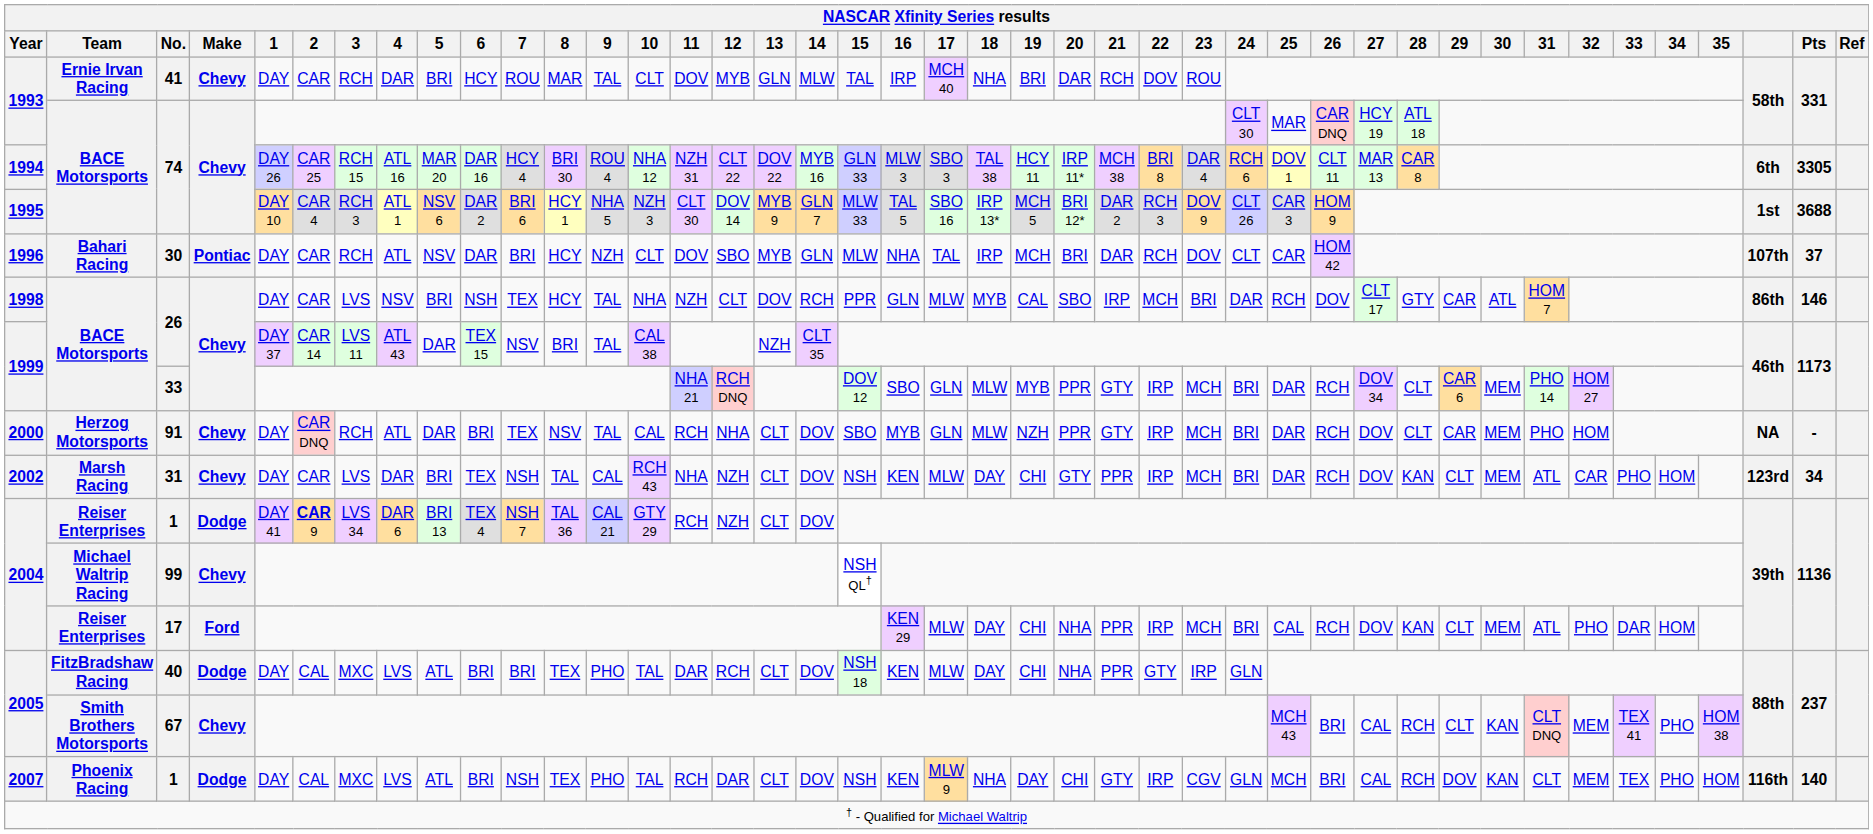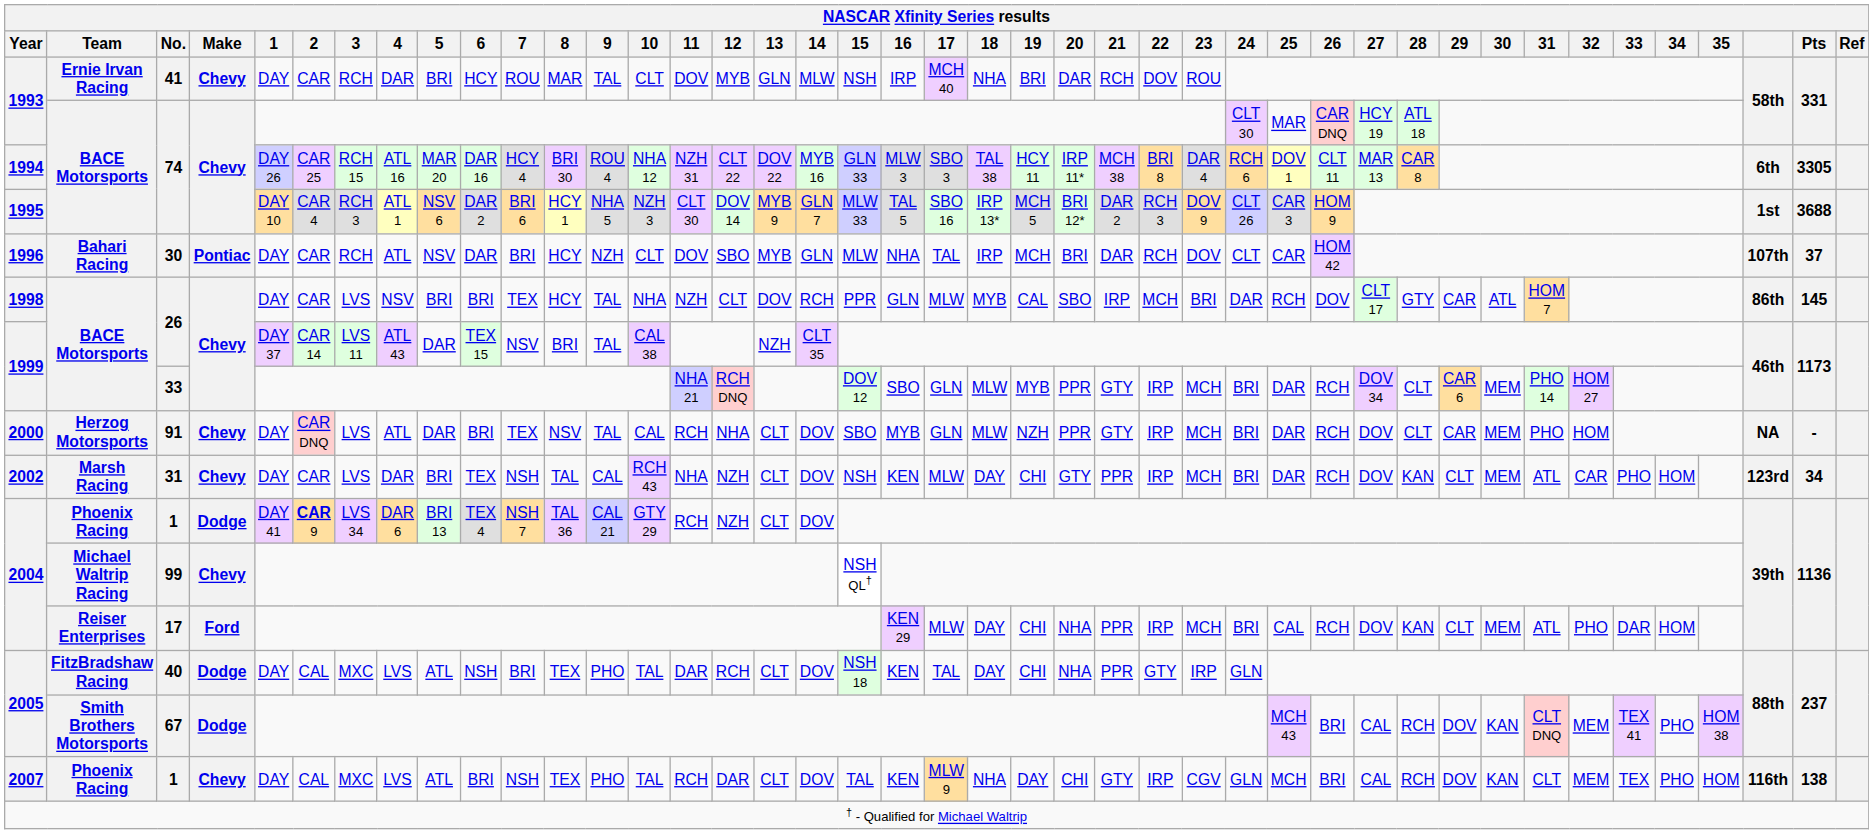(860, 79) TAL -> (860, 79) NSH
(481, 300) NSH -> (481, 300) BRI
(1814, 300) 146 -> (1814, 300) 145
(356, 433) RCH -> (356, 433) LVS
(102, 521) Reiser Enterprises -> (102, 521) Phoenix Racing
(481, 672) BRI -> (481, 672) NSH
(946, 672) MLW -> (946, 672) TAL
(222, 726) Chevy -> (222, 726) Dodge
(1460, 726) CLT -> (1460, 726) DOV
(222, 779) Dodge -> (222, 779) Chevy
(860, 779) NSH -> (860, 779) TAL
(1814, 779) 140 -> (1814, 779) 138
